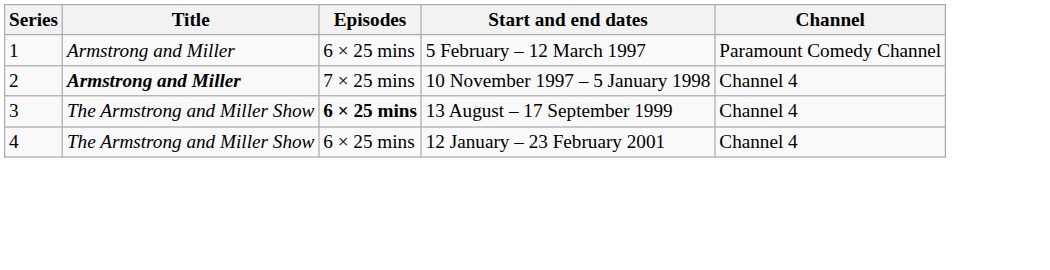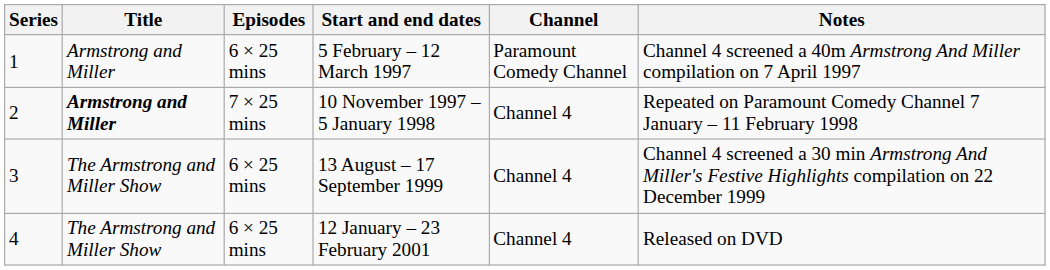+ column: (842, 19)
(370, 111) bold -> (253, 175) normal
